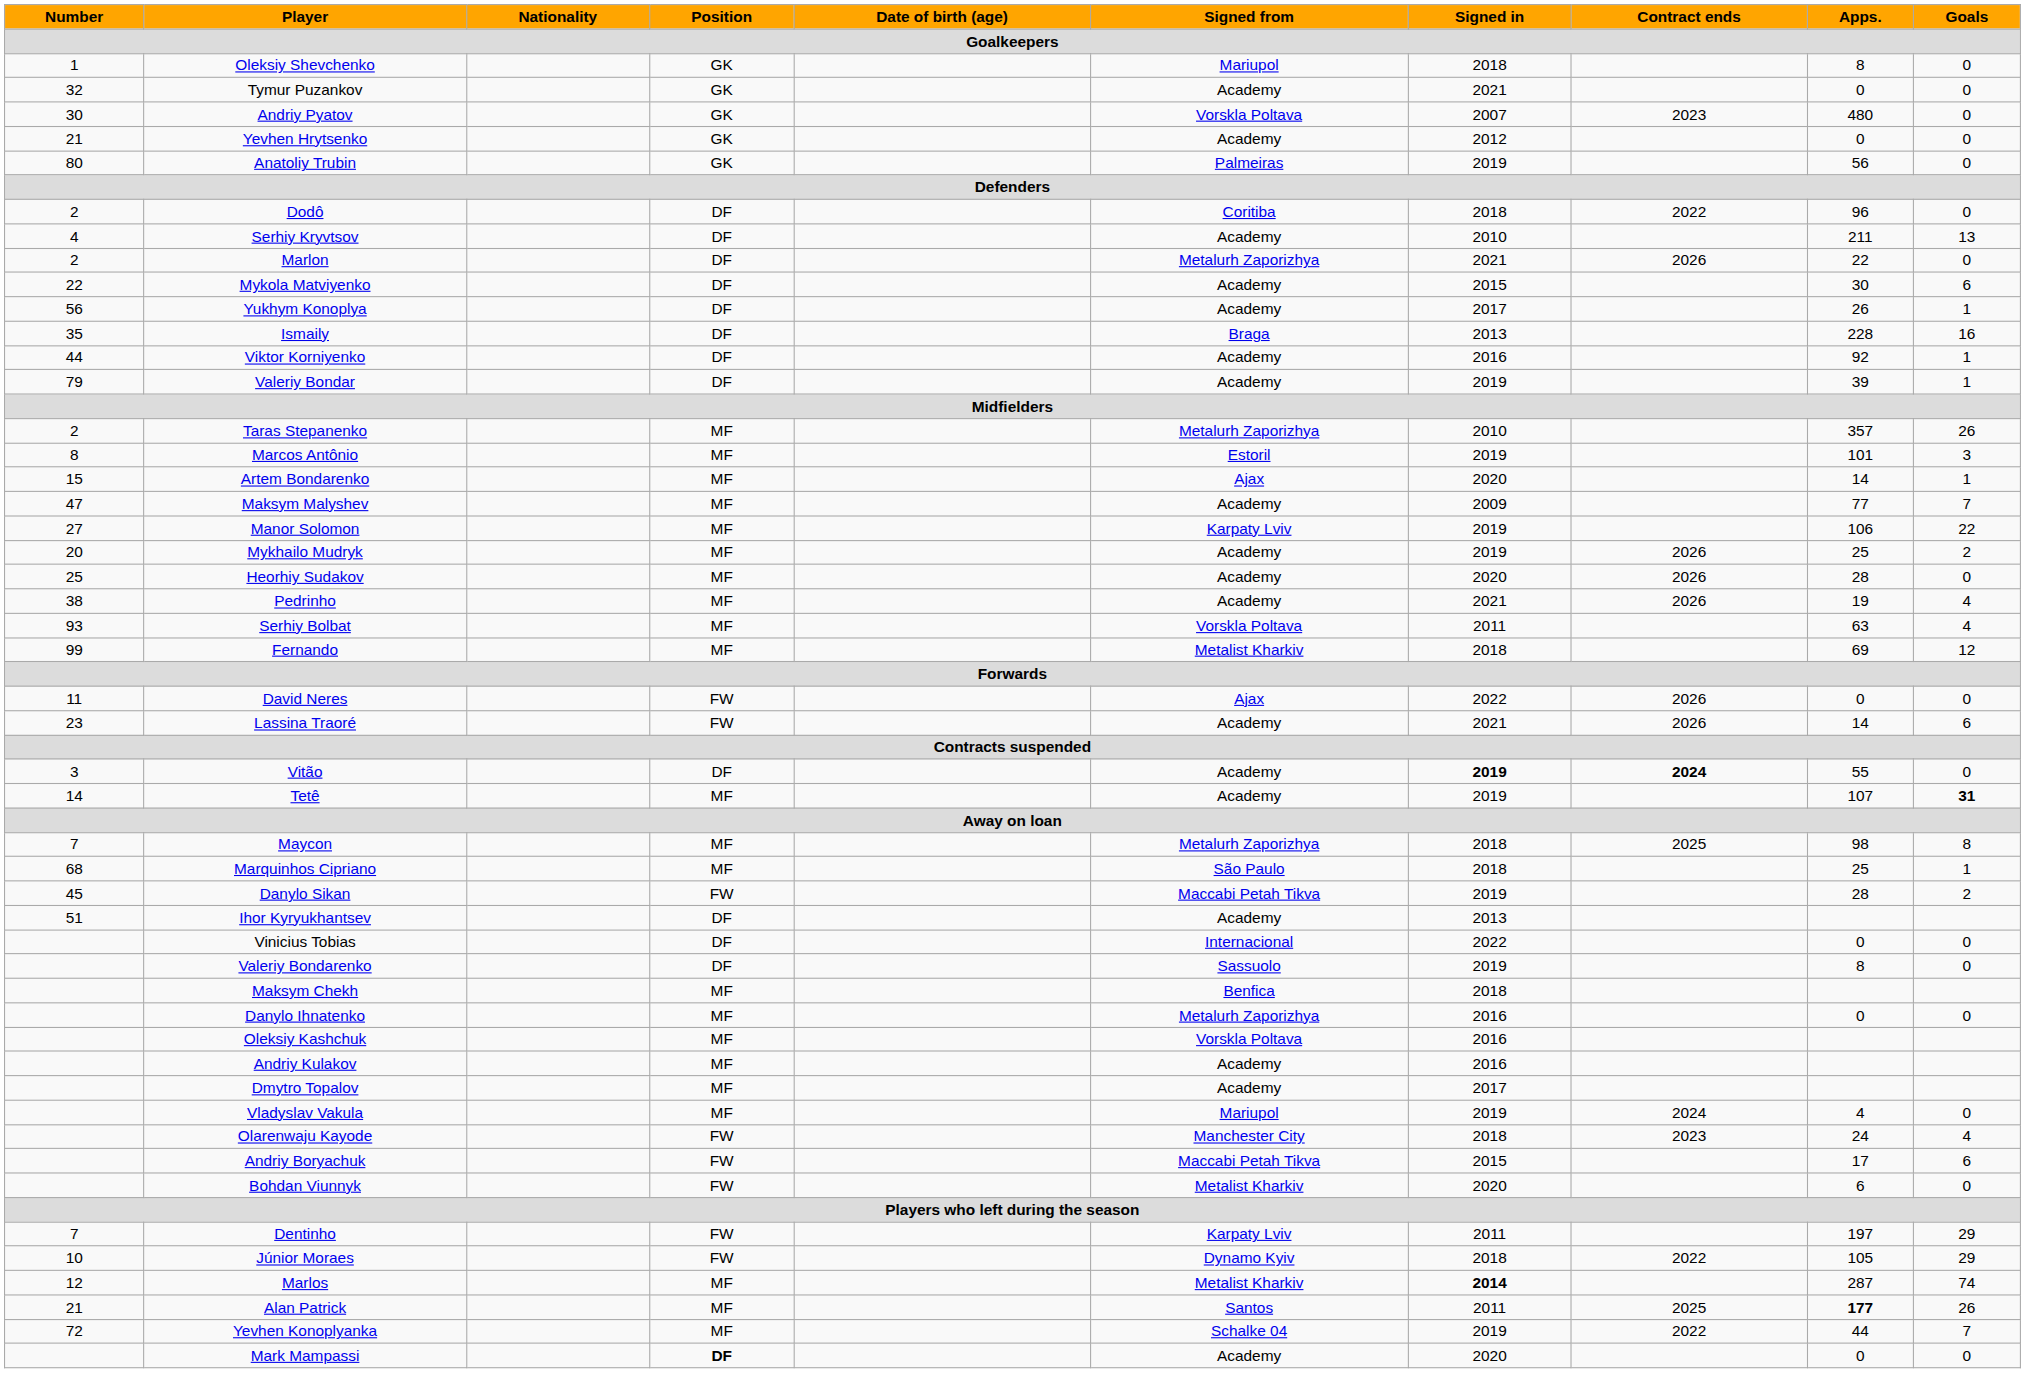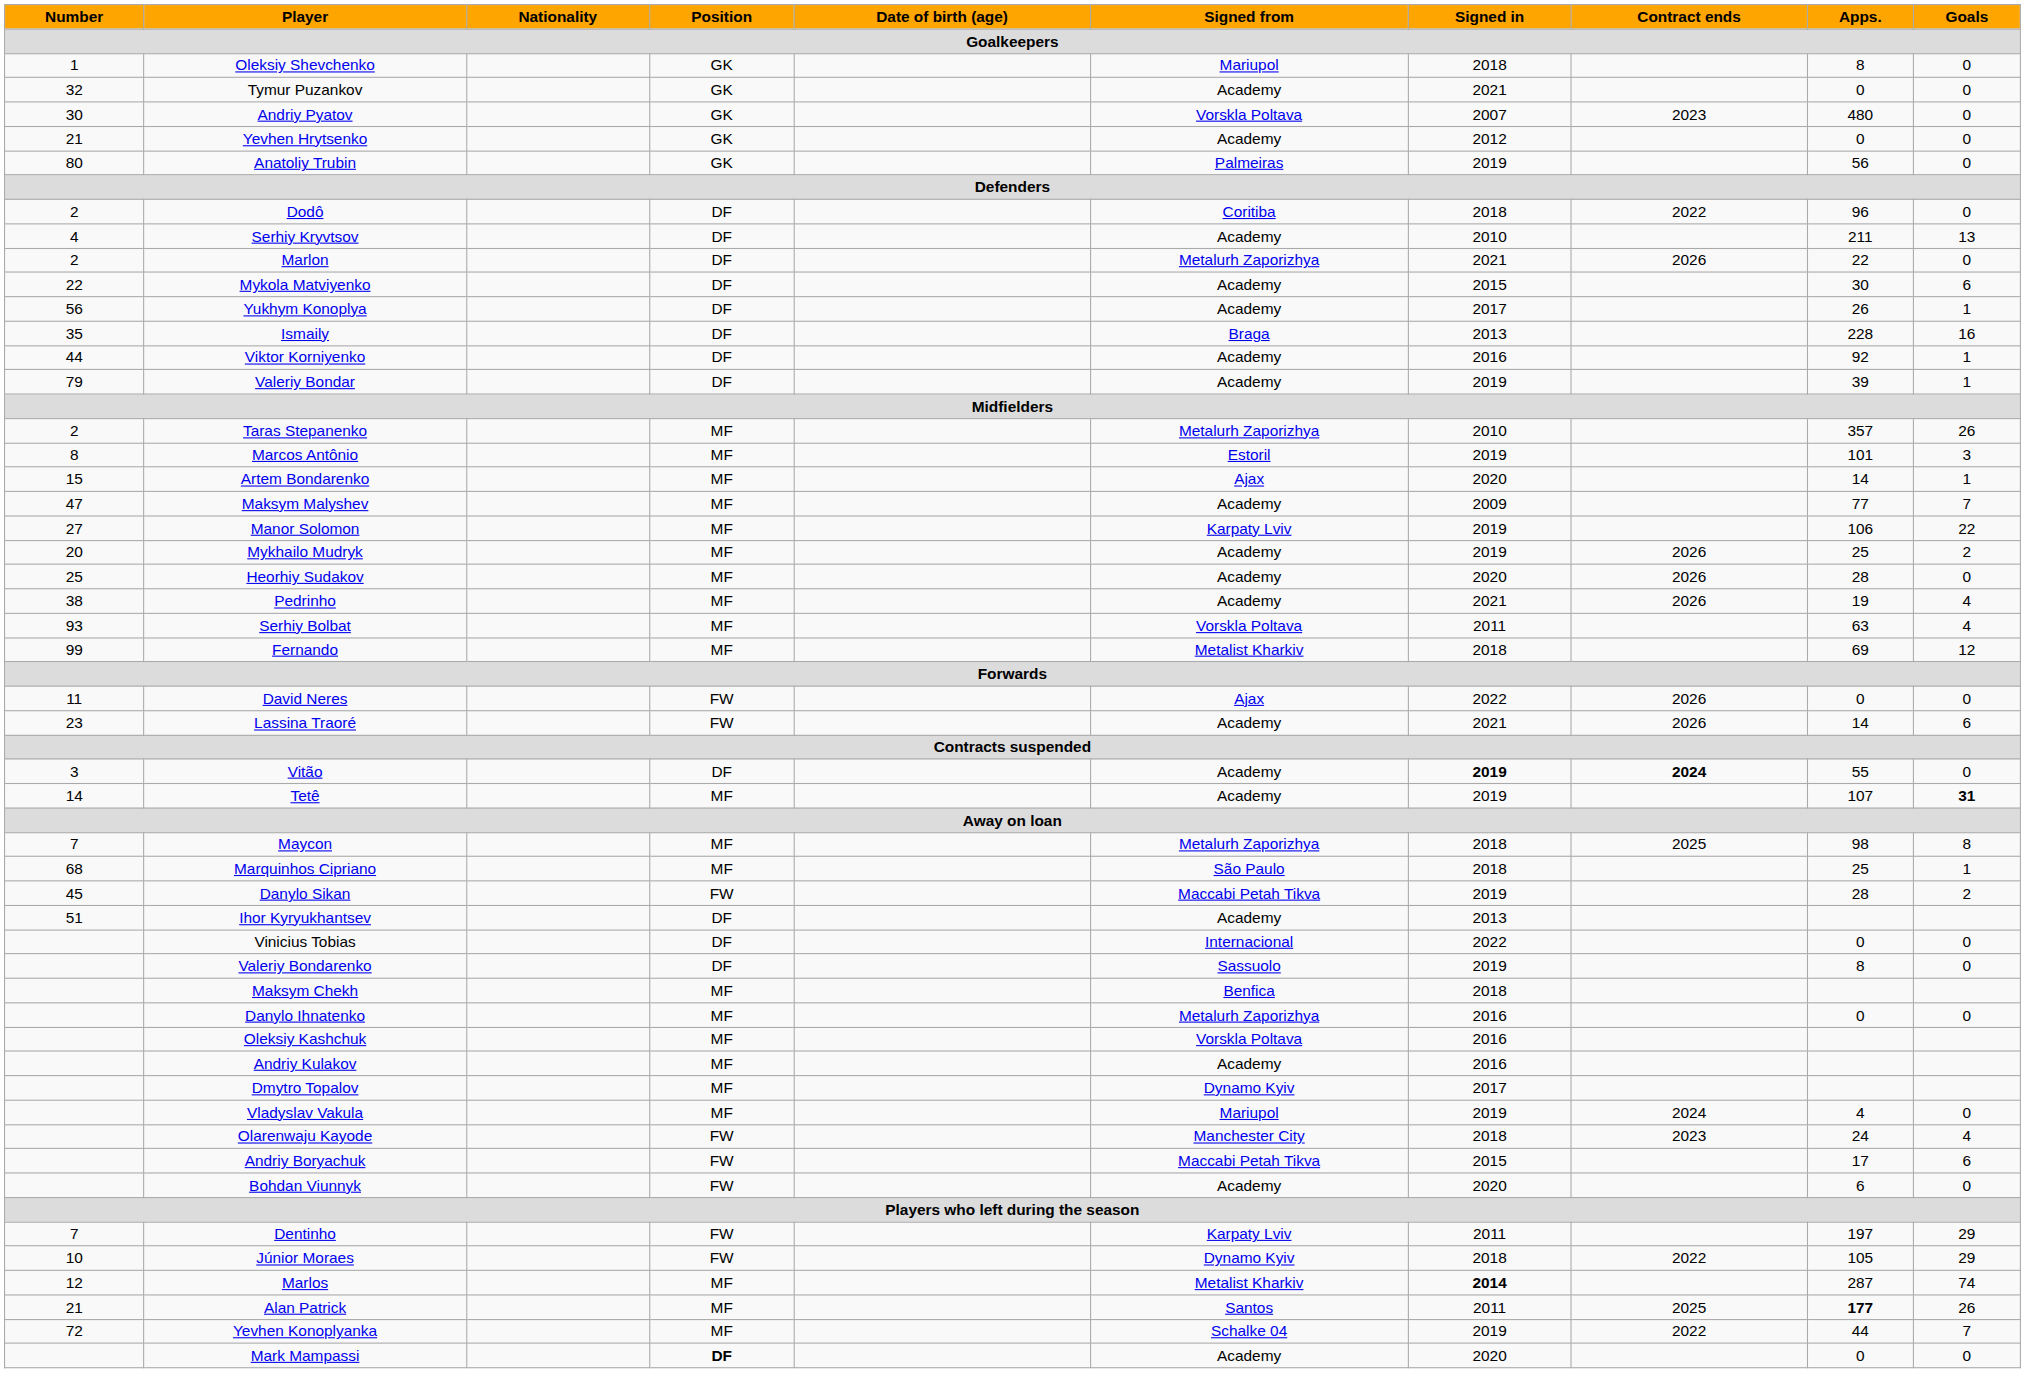(1249, 1088) Academy -> (1249, 1088) Dynamo Kyiv
(1249, 1186) Metalist Kharkiv -> (1249, 1186) Academy
